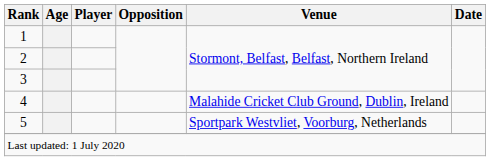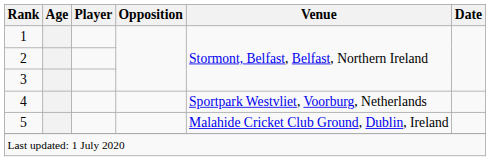(319, 101) Malahide Cricket Club Ground, Dublin, Ireland -> (308, 101) Sportpark Westvliet, Voorburg, Netherlands
(308, 123) Sportpark Westvliet, Voorburg, Netherlands -> (319, 123) Malahide Cricket Club Ground, Dublin, Ireland
